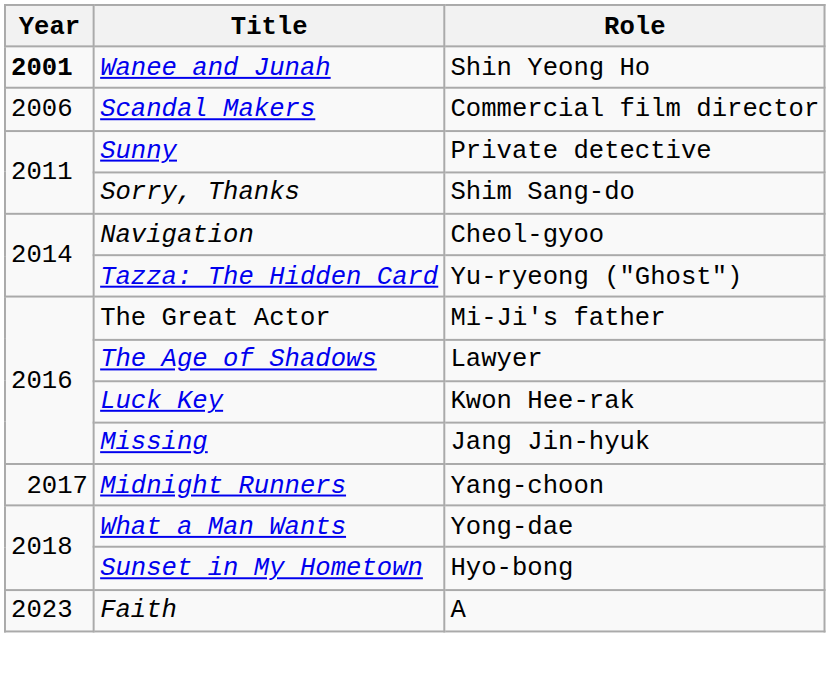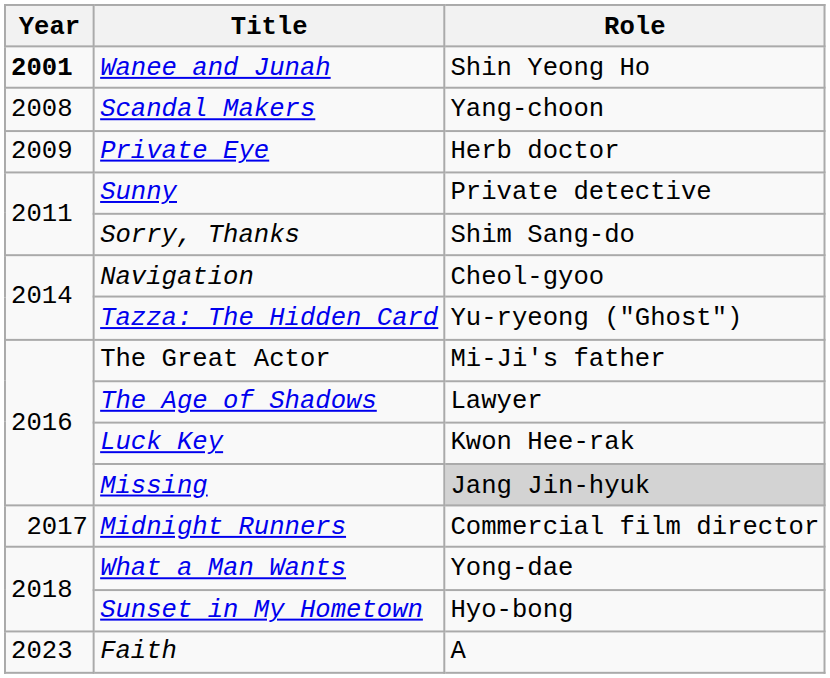(42, 109) 2006 -> (42, 109) 2008
(635, 109) Commercial film director -> (527, 109) Yang-choon
+ row: (185, 151)
(550, 443) no background -> (550, 485) lightgrey background
(527, 485) Yang-choon -> (635, 527) Commercial film director
